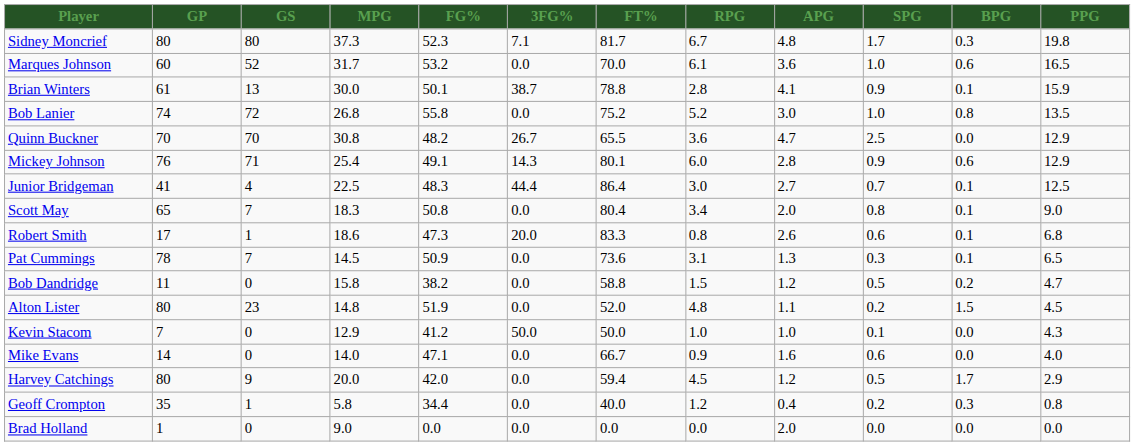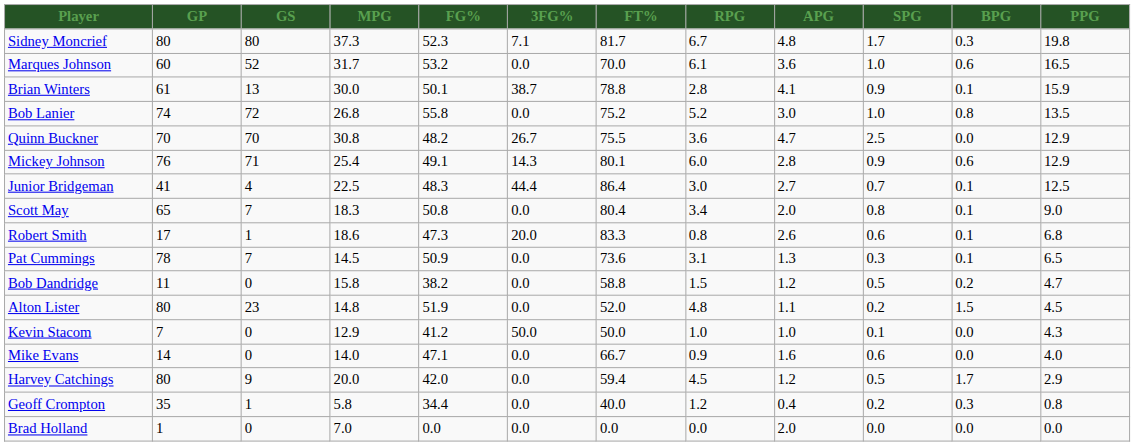(613, 138) 65.5 -> (613, 138) 75.5
(343, 428) 9.0 -> (343, 428) 7.0
